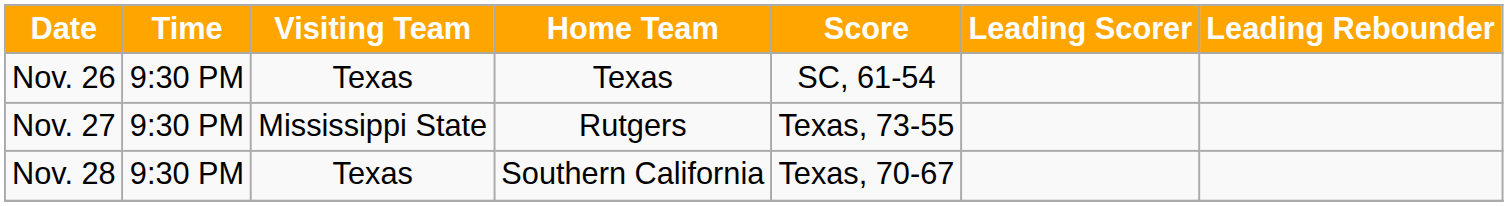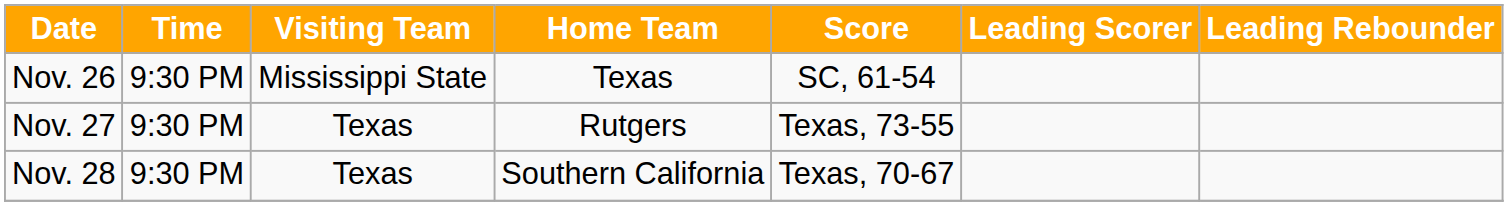(373, 77) Texas -> (373, 77) Mississippi State
(373, 126) Mississippi State -> (373, 126) Texas
